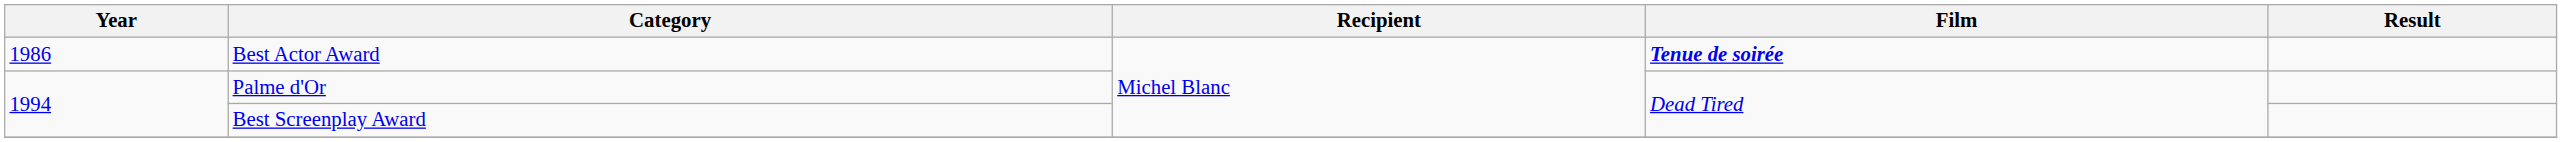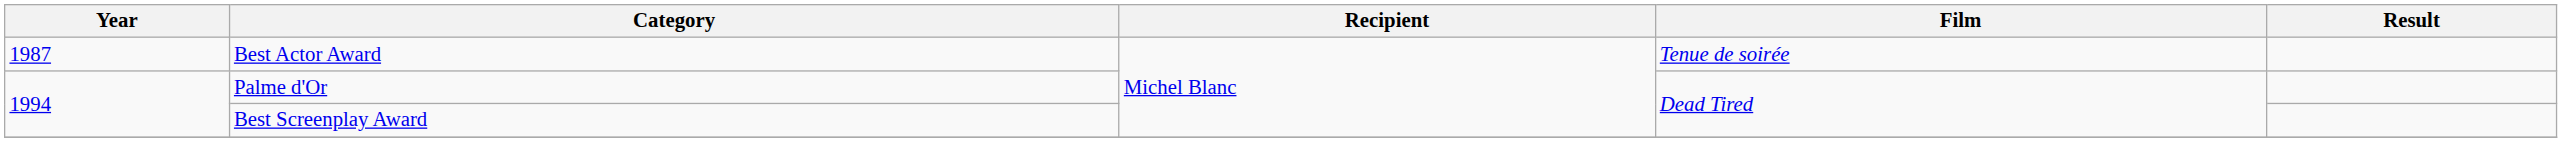(30, 53) 1986 -> (30, 53) 1987
(1717, 53) bold -> (1725, 53) normal
